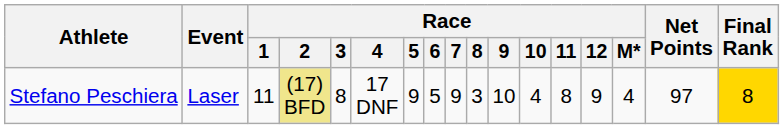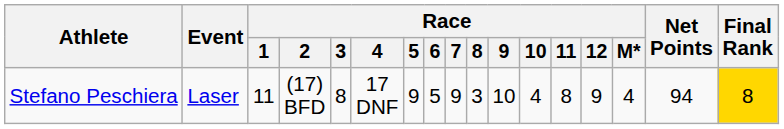(305, 96) khaki background -> (305, 96) no background
(681, 96) 97 -> (681, 96) 94
